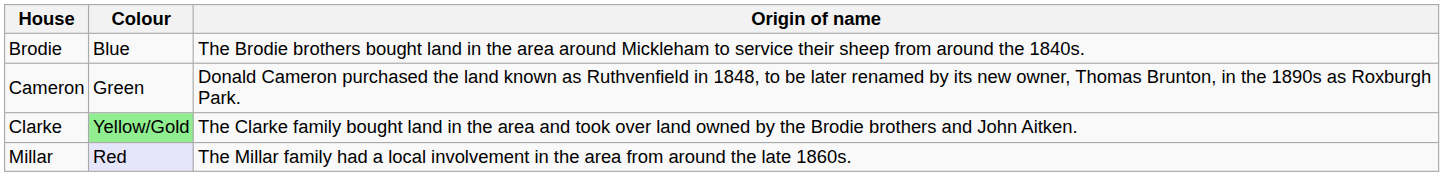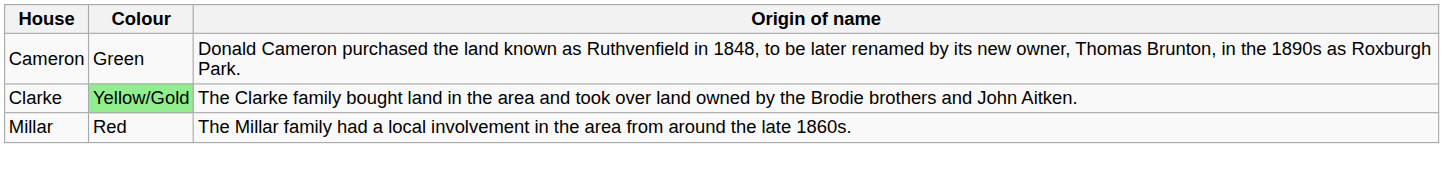- row: (35, 48)
(110, 156) lavender background -> (110, 127) no background
